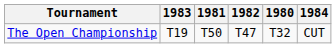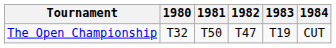columns swapped: (280, 14) <-> (177, 14)
